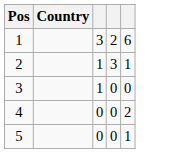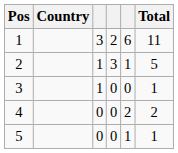+ column: (154, 16)
